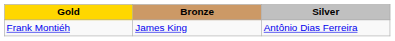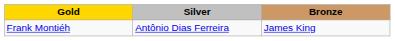columns swapped: (326, 12) <-> (197, 12)
